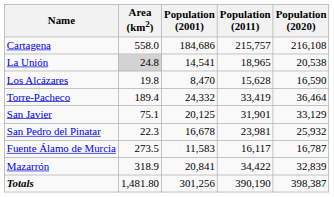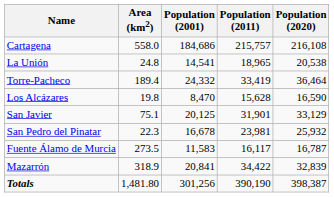(149, 62) lightgrey background -> (149, 62) no background
rows swapped: (38, 97) <-> (38, 80)
